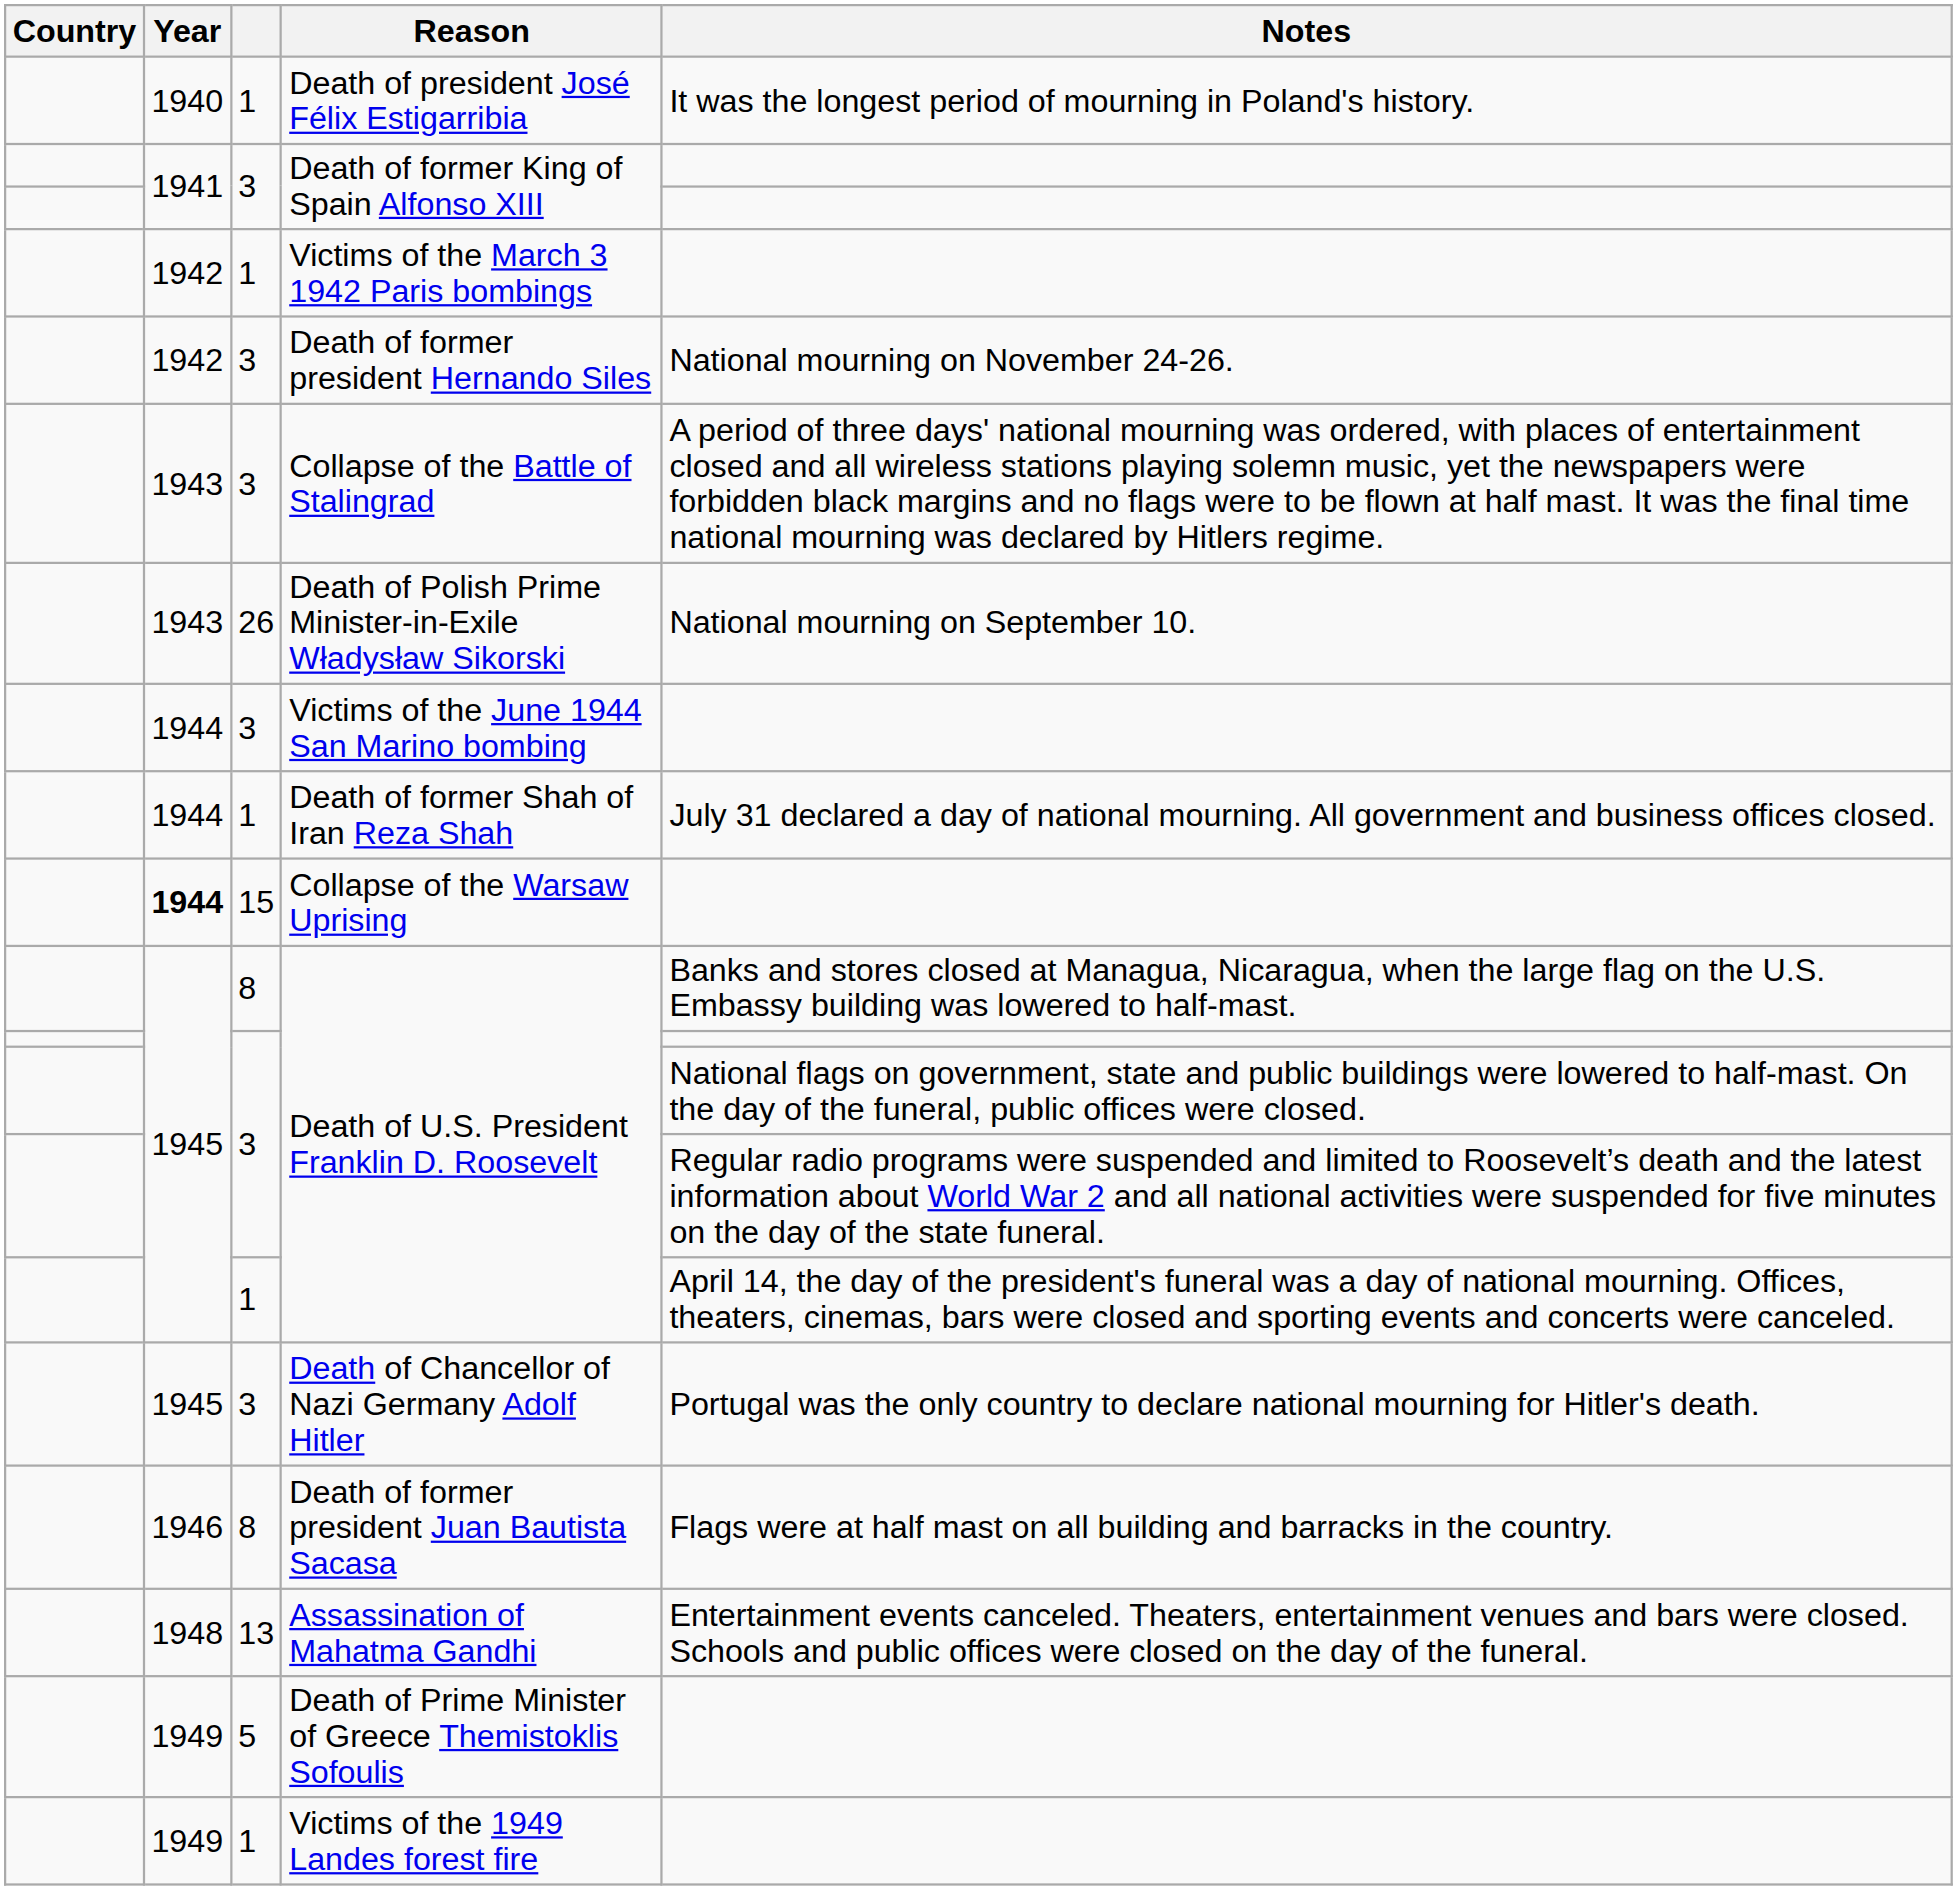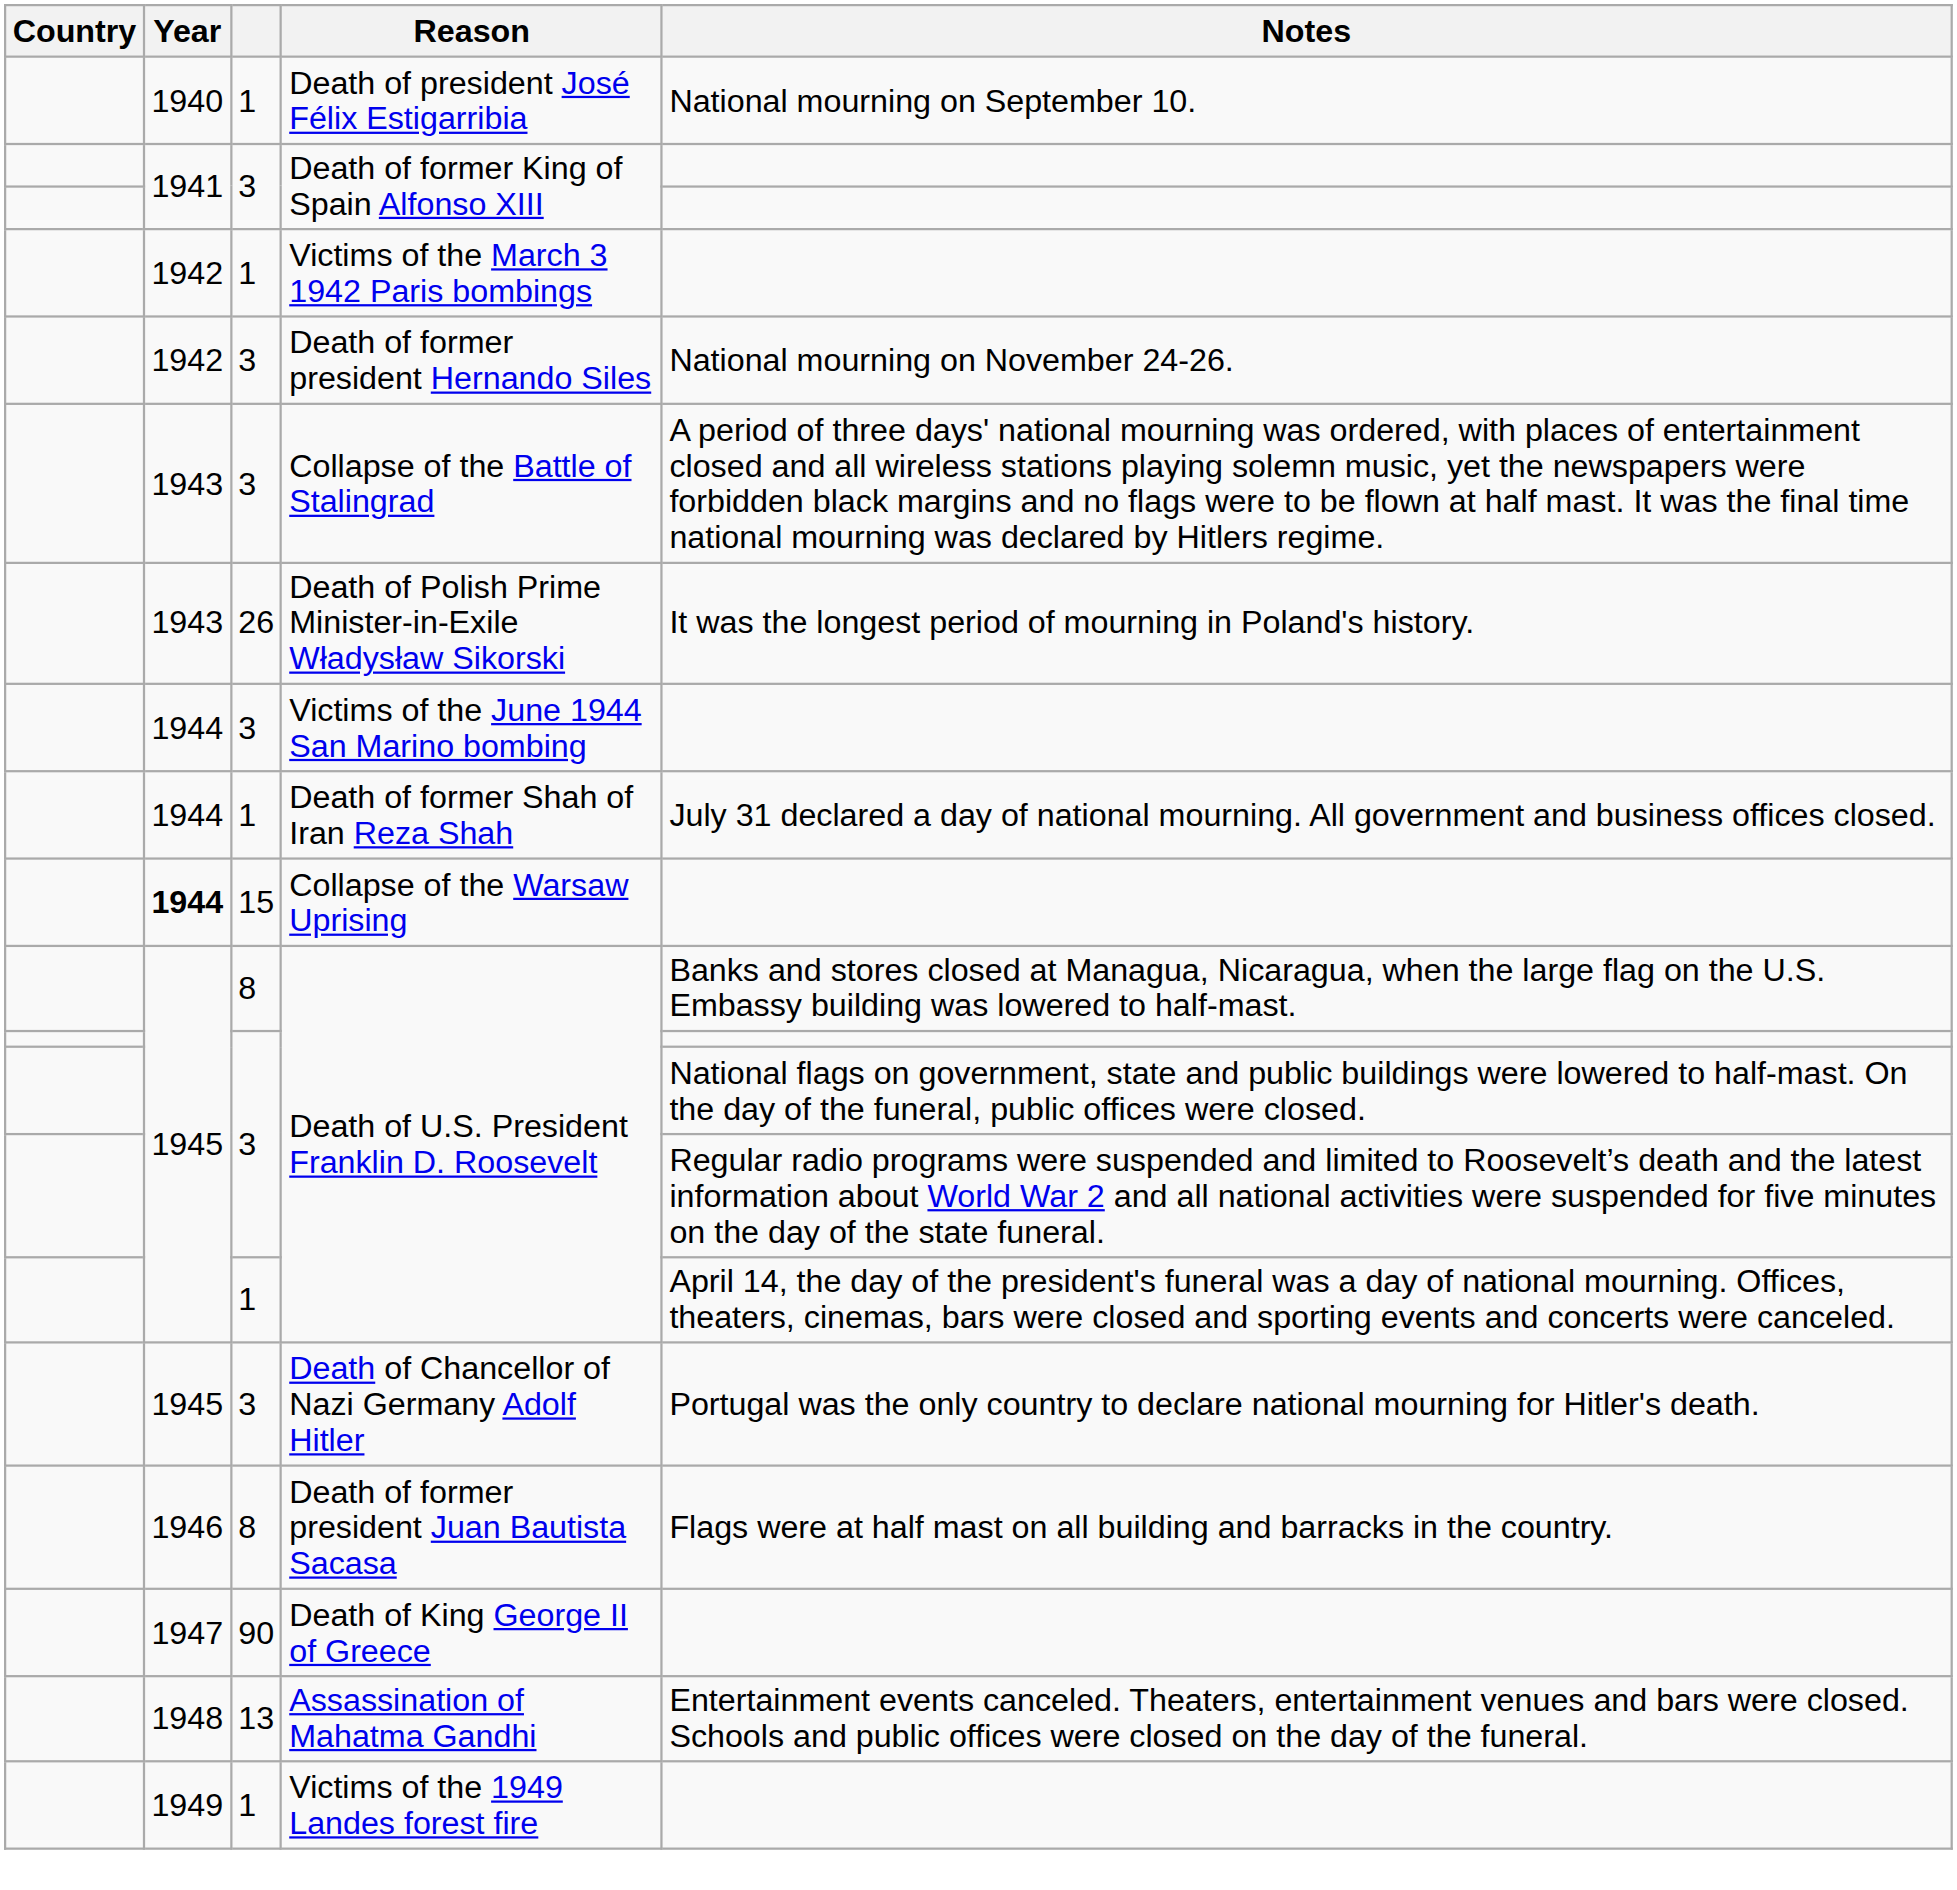(1072, 100) It was the longest period of mourning in Poland's history. -> (933, 100) National mourning on September 10.
(933, 623) National mourning on September 10. -> (1072, 623) It was the longest period of mourning in Poland's history.
+ row: (256, 1632)
- row: (247, 1737)
